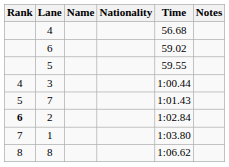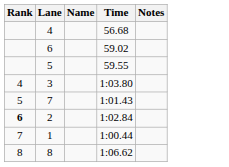- column: (126, 13)
(174, 83) 1:00.44 -> (116, 83) 1:03.80
(174, 135) 1:03.80 -> (116, 135) 1:00.44
